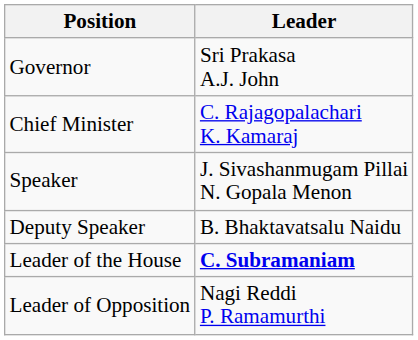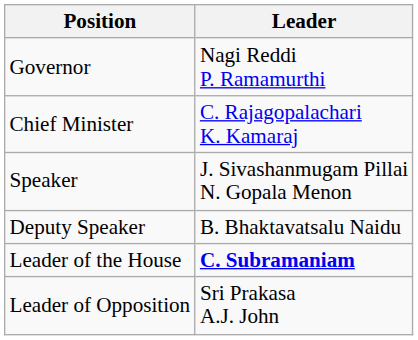(248, 66) Sri Prakasa A.J. John -> (263, 66) Nagi Reddi P. Ramamurthi
(263, 305) Nagi Reddi P. Ramamurthi -> (248, 305) Sri Prakasa A.J. John
